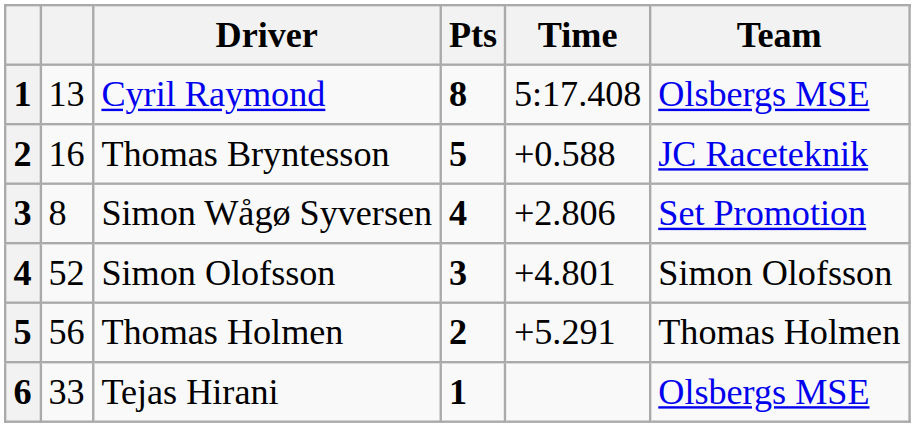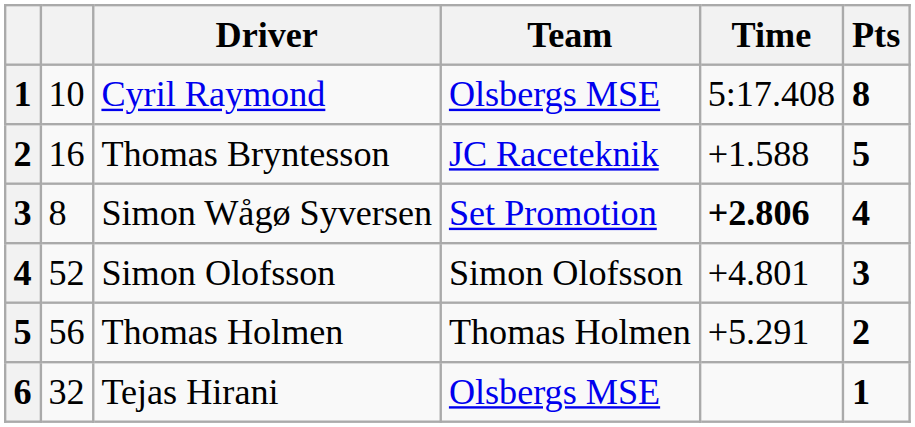columns swapped: (779, 34) <-> (473, 34)
(67, 94) 13 -> (67, 94) 10
(565, 153) +0.588 -> (759, 153) +1.588
(565, 213) normal -> (759, 213) bold
(67, 392) 33 -> (67, 392) 32
